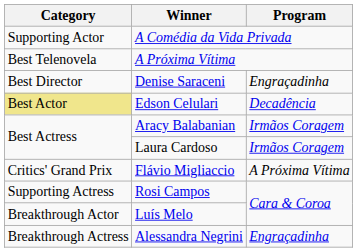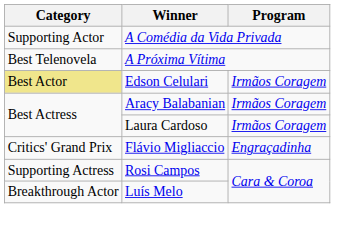- row: (180, 81)
(283, 103) Decadência -> (279, 81) Irmãos Coragem
(299, 170) A Próxima Vítima -> (271, 147) Engraçadinha
- row: (189, 236)
